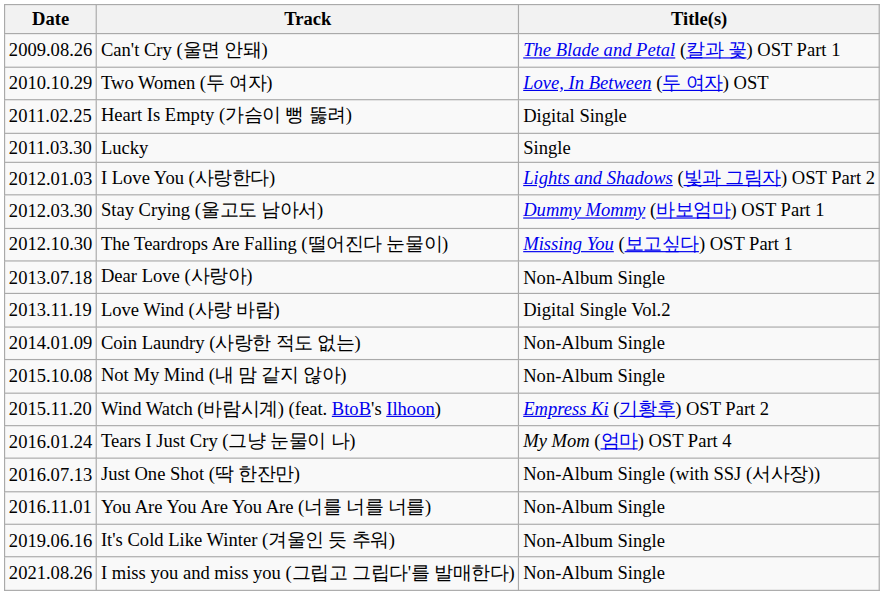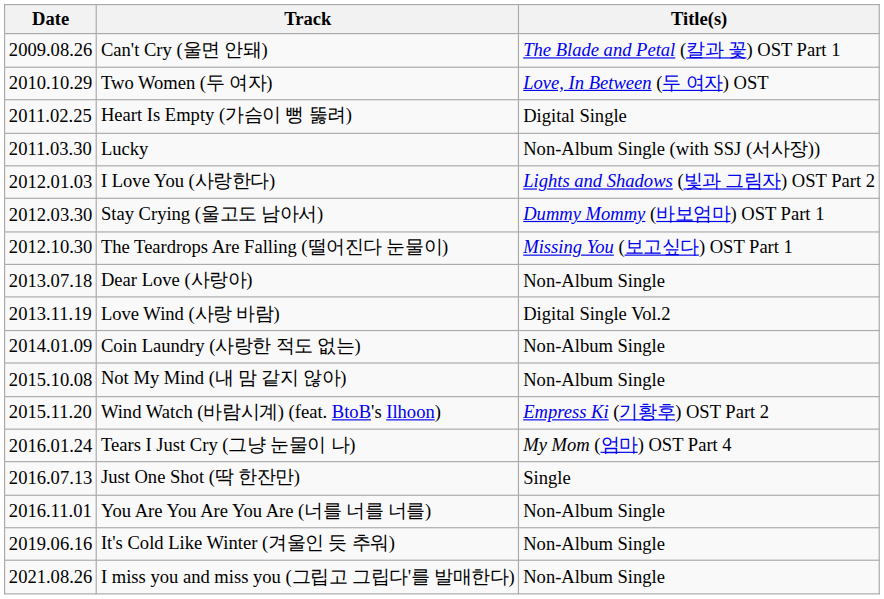(547, 147) Single -> (672, 148) Non-Album Single (with SSJ (서사장))
(672, 474) Non-Album Single (with SSJ (서사장)) -> (547, 478) Single
